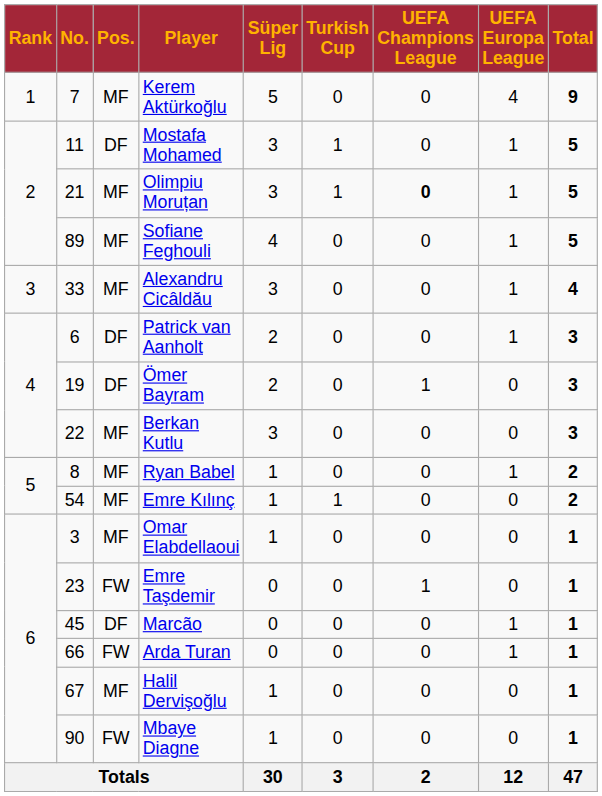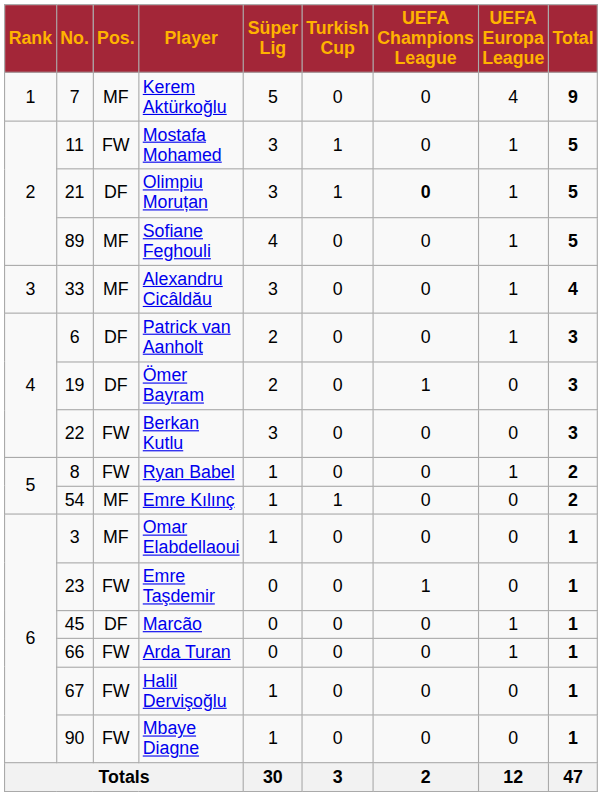(116, 144) DF -> (116, 144) FW
(116, 192) MF -> (116, 192) DF
(116, 433) MF -> (116, 433) FW
(116, 471) MF -> (116, 471) FW
(116, 690) MF -> (116, 690) FW
